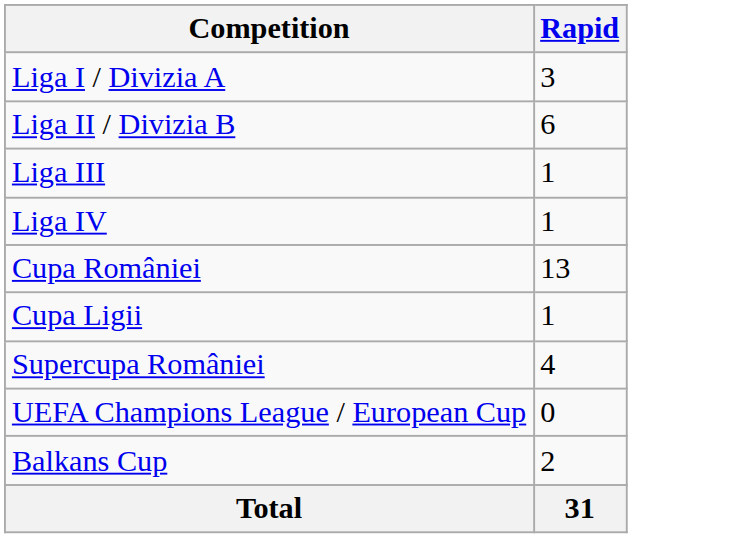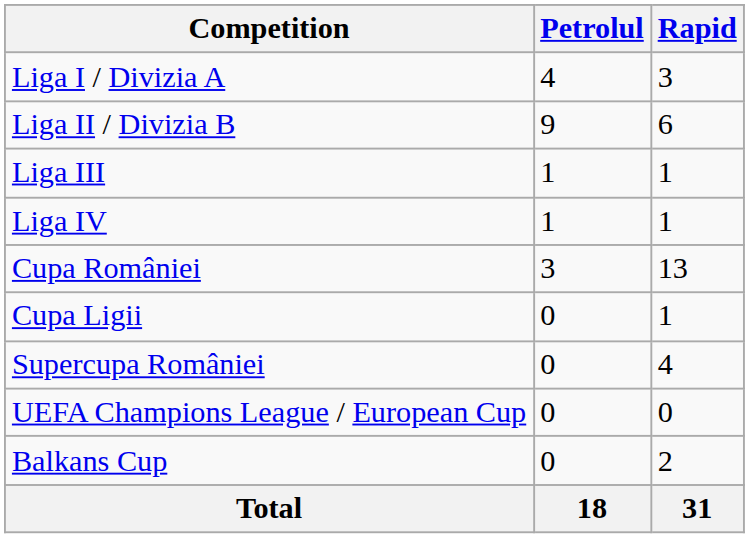+ column: (592, 28)
